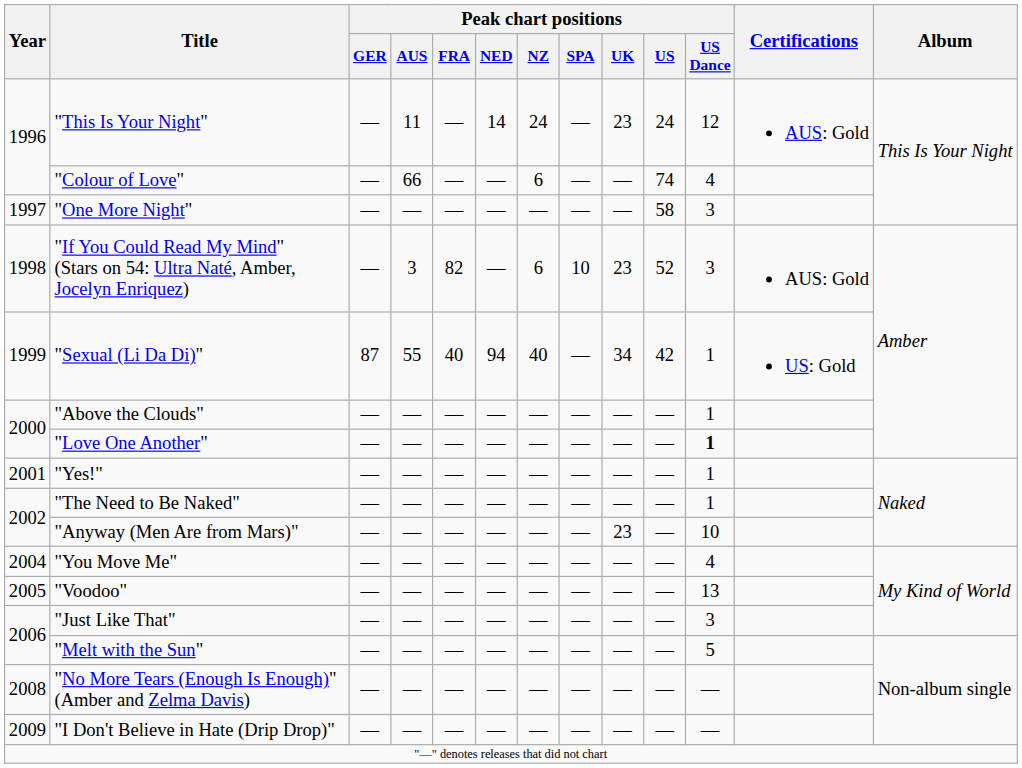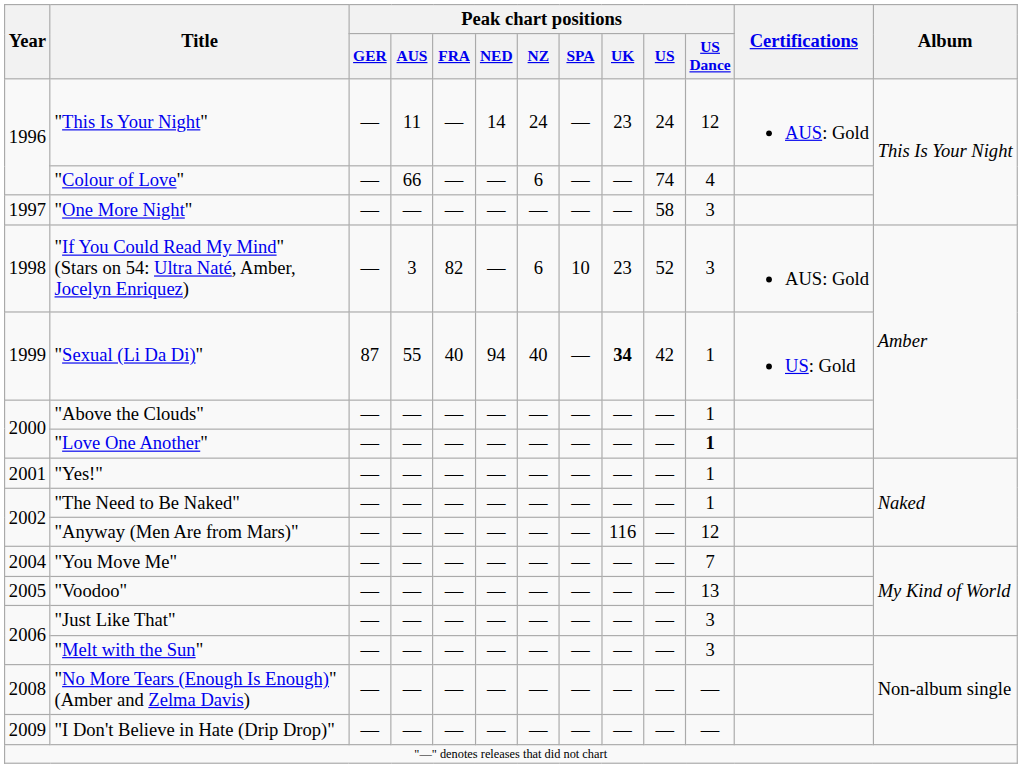(623, 355) normal -> (623, 355) bold
(623, 532) 23 -> (623, 532) 116
(710, 532) 10 -> (710, 532) 12
(710, 561) 4 -> (710, 561) 7
(710, 649) 5 -> (710, 649) 3
